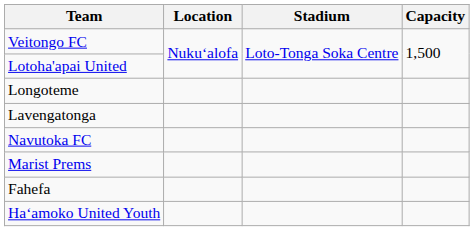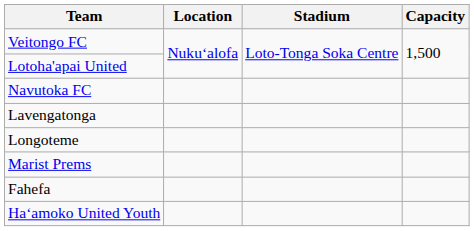rows swapped: (43, 90) <-> (50, 139)
